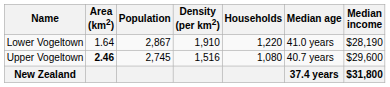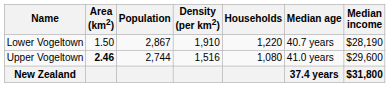(104, 42) 1.64 -> (104, 42) 1.50
(310, 42) 41.0 years -> (310, 42) 40.7 years
(158, 58) 2,745 -> (158, 58) 2,744
(310, 58) 40.7 years -> (310, 58) 41.0 years
